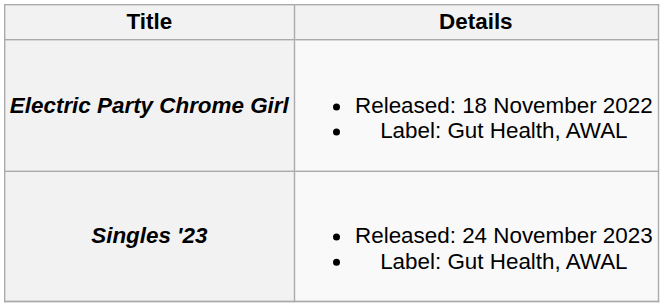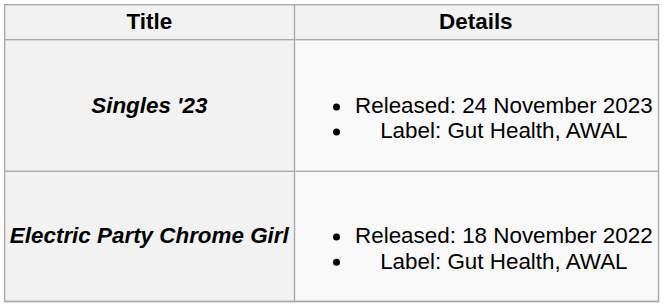rows swapped: (149, 105) <-> (149, 236)
